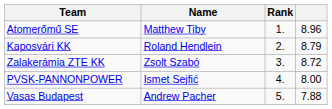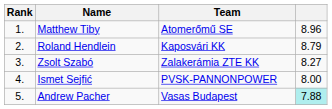columns swapped: (280, 12) <-> (73, 12)
(311, 63) 8.72 -> (311, 63) 8.27
(311, 96) no background -> (311, 96) paleturquoise background
